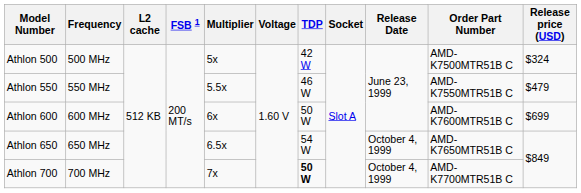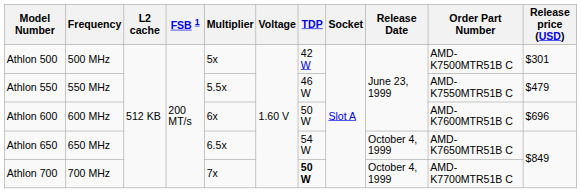(537, 59) $324 -> (537, 59) $301
(537, 116) $699 -> (537, 116) $696
